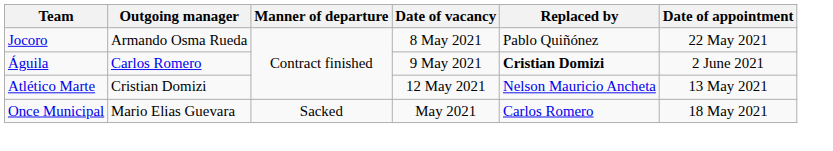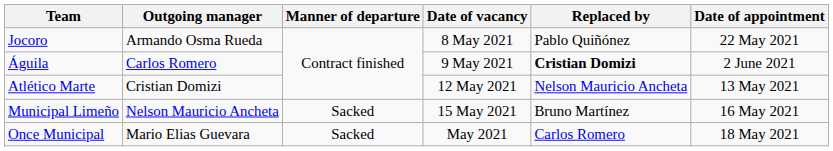+ row: (63, 110)
